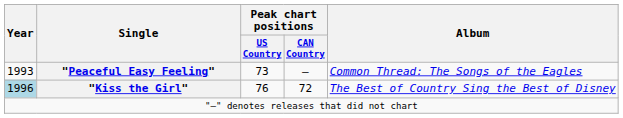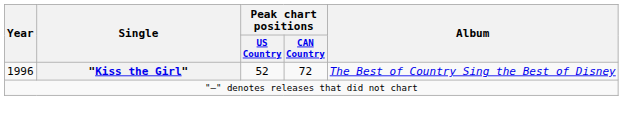- row: (138, 71)
(20, 89) lightblue background -> (20, 71) no background
(262, 89) 76 -> (262, 71) 52
